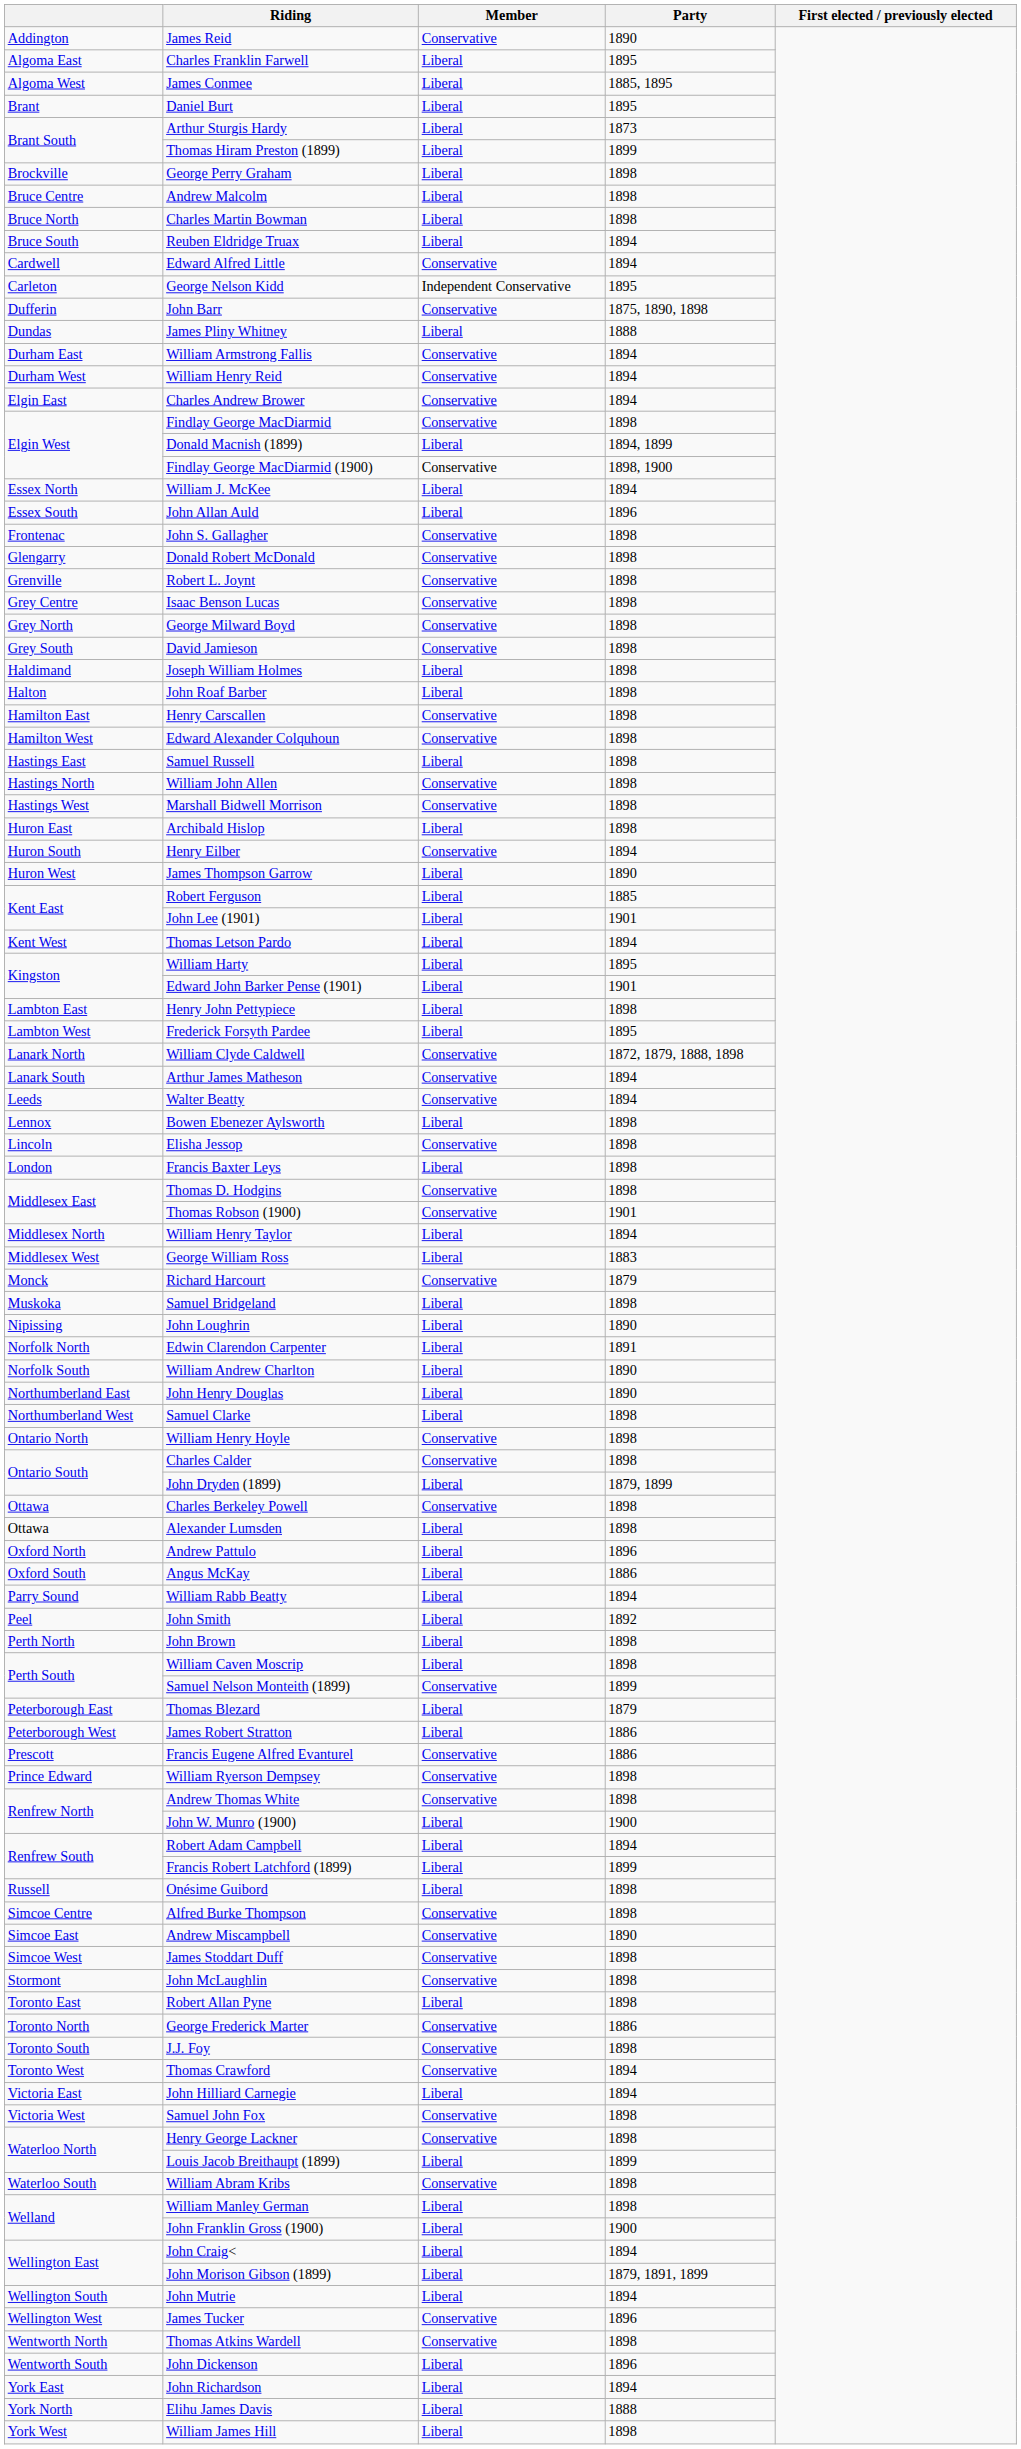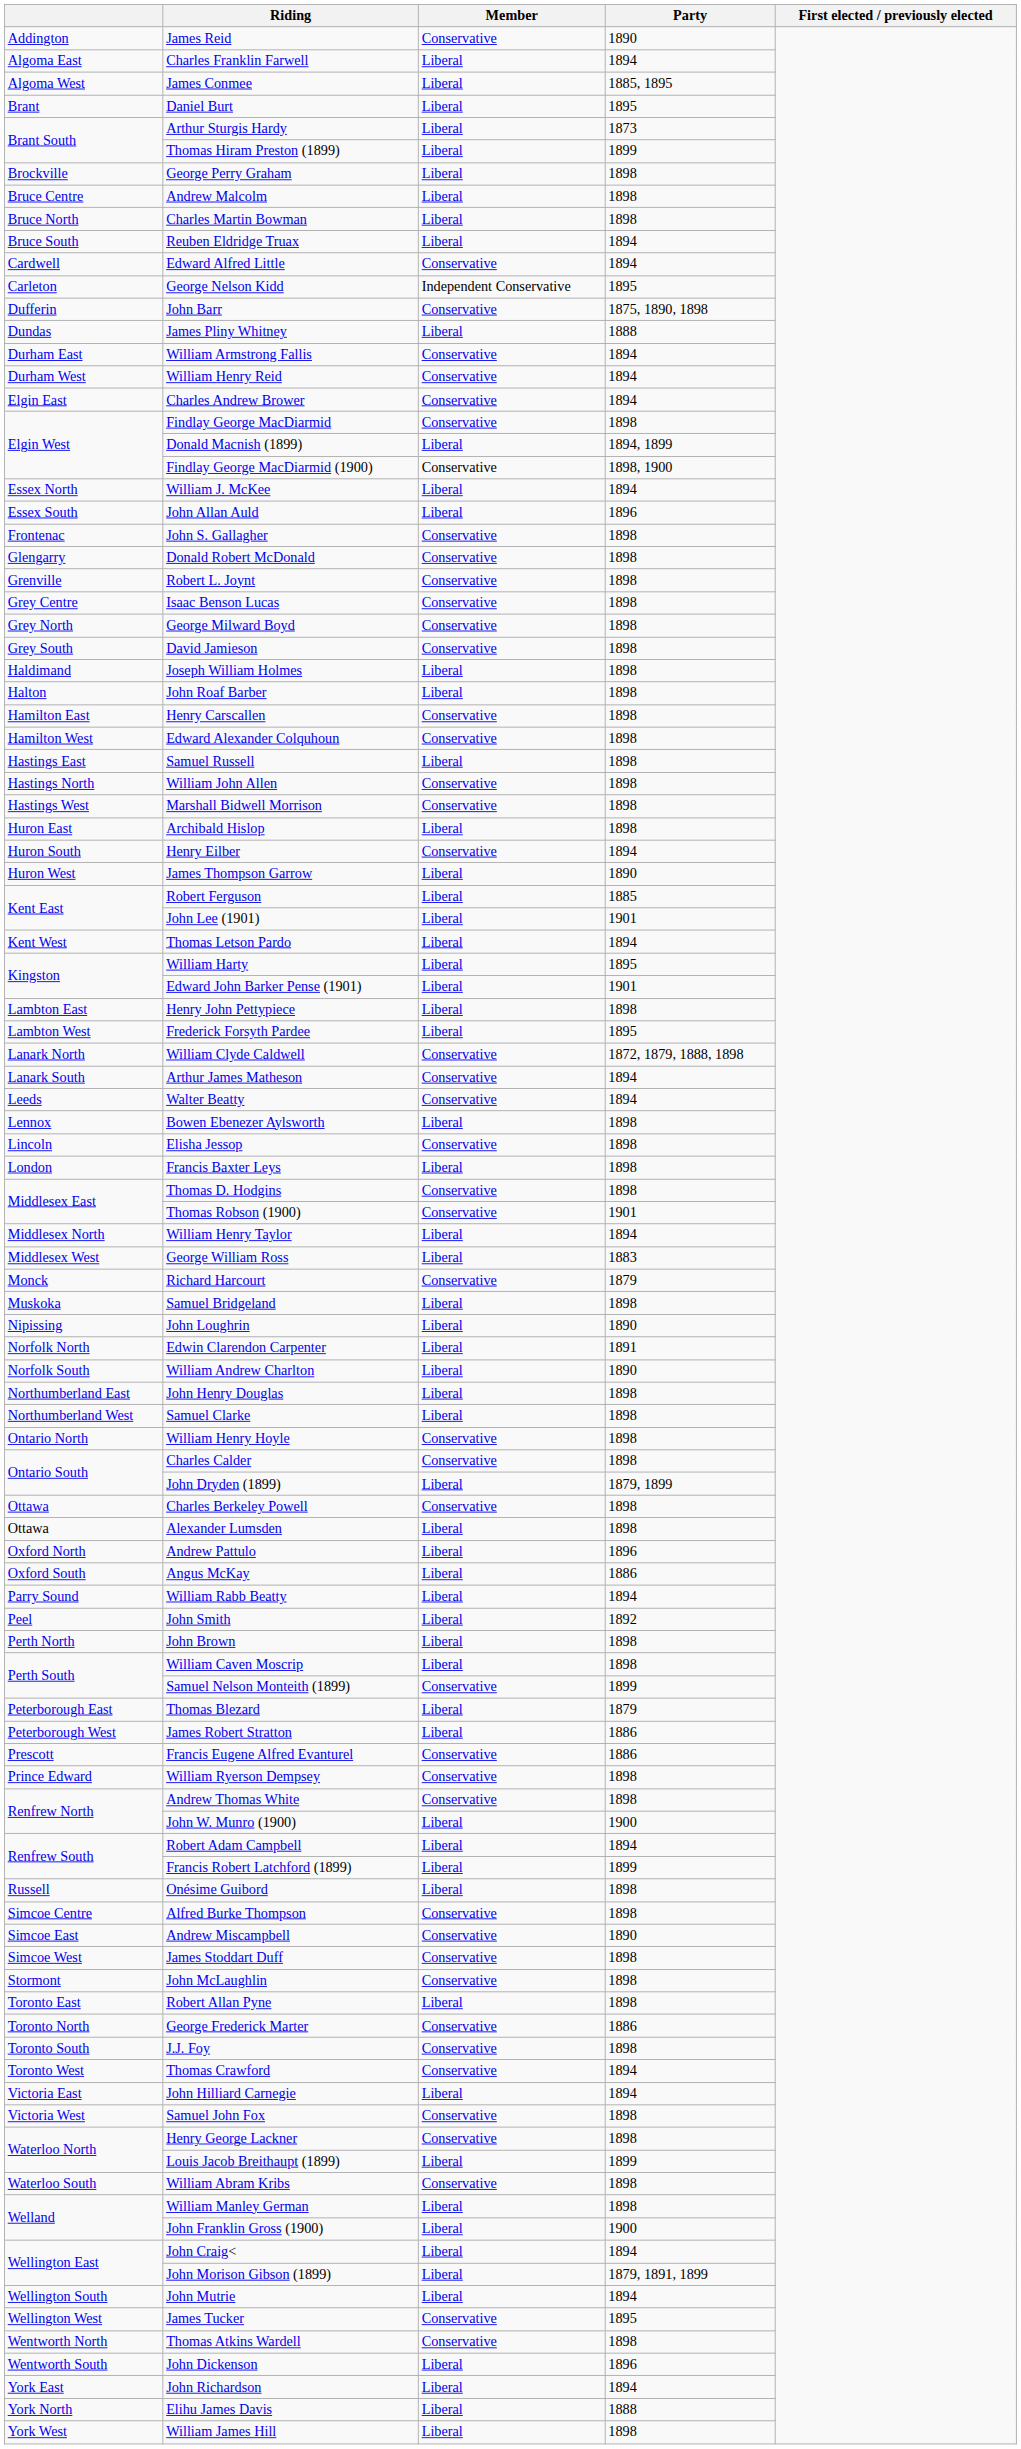(623, 60) 1895 -> (623, 60) 1894
(623, 1393) 1890 -> (623, 1393) 1898
(623, 2319) 1896 -> (623, 2319) 1895
